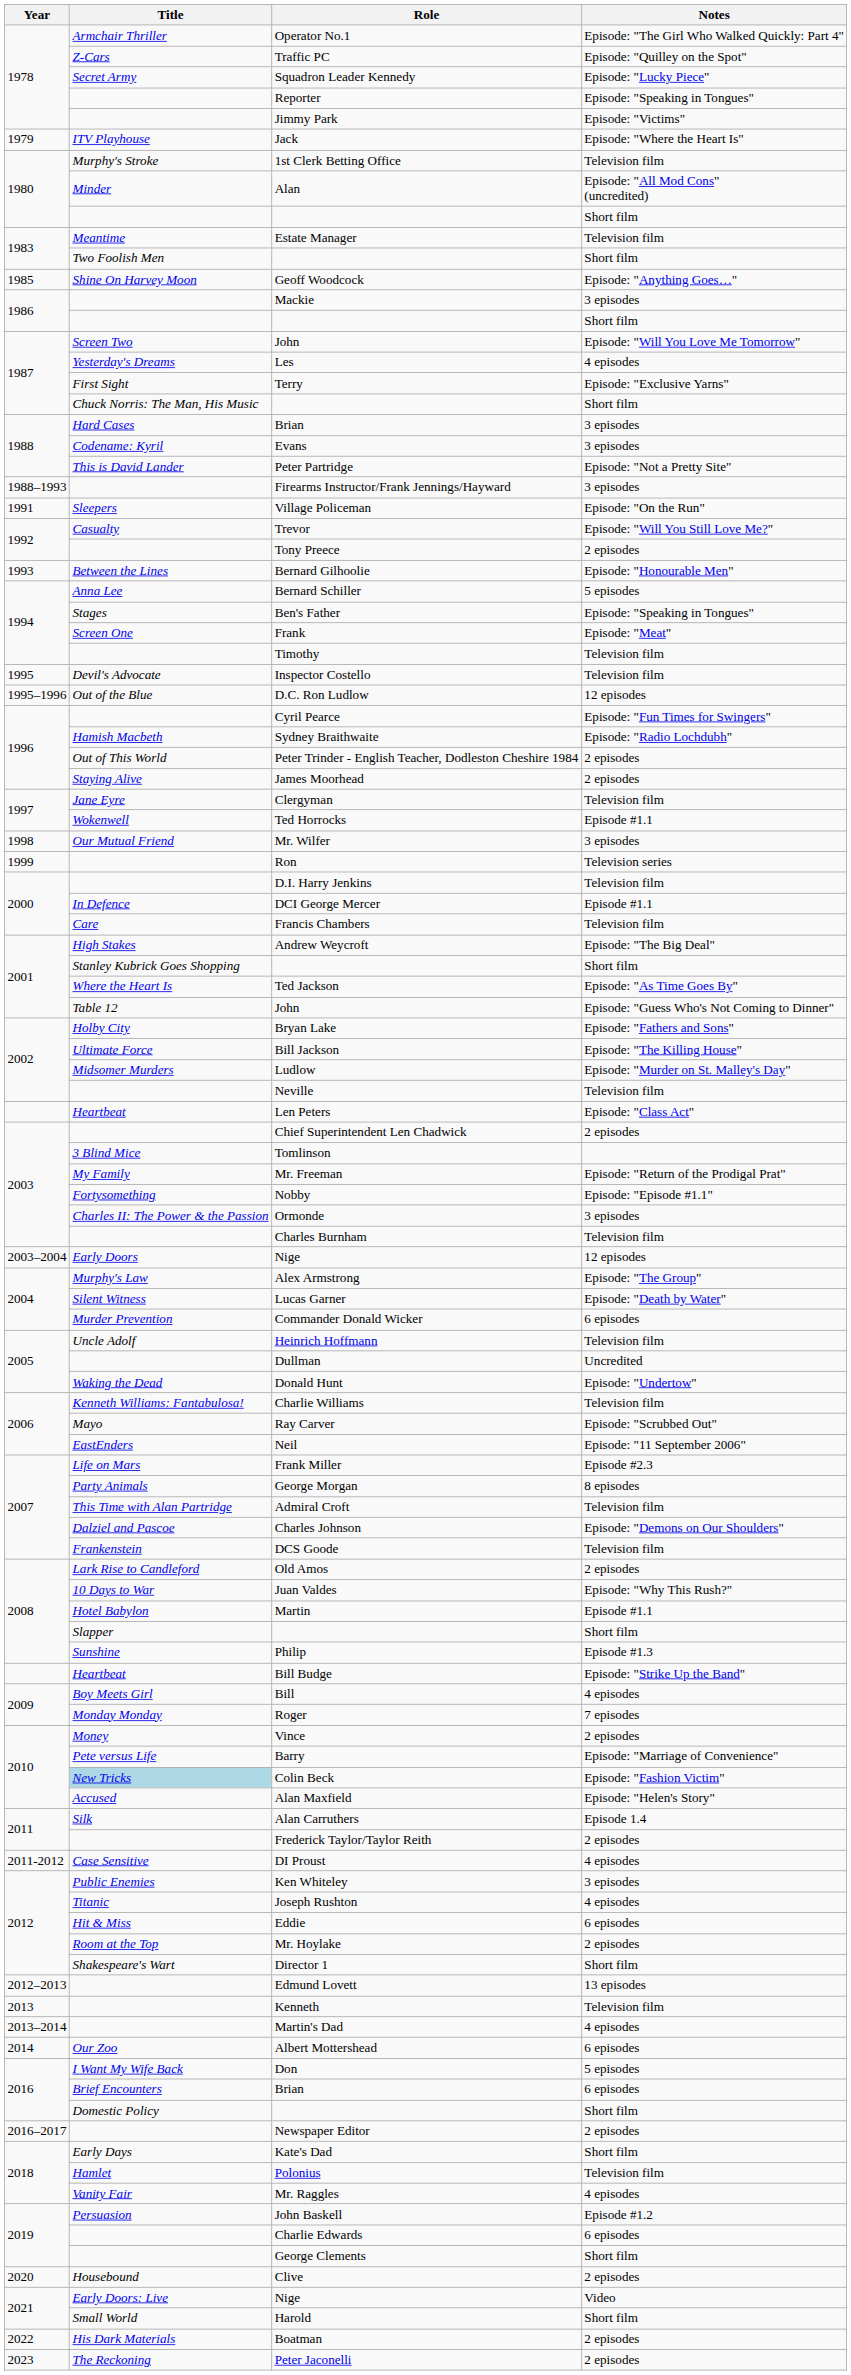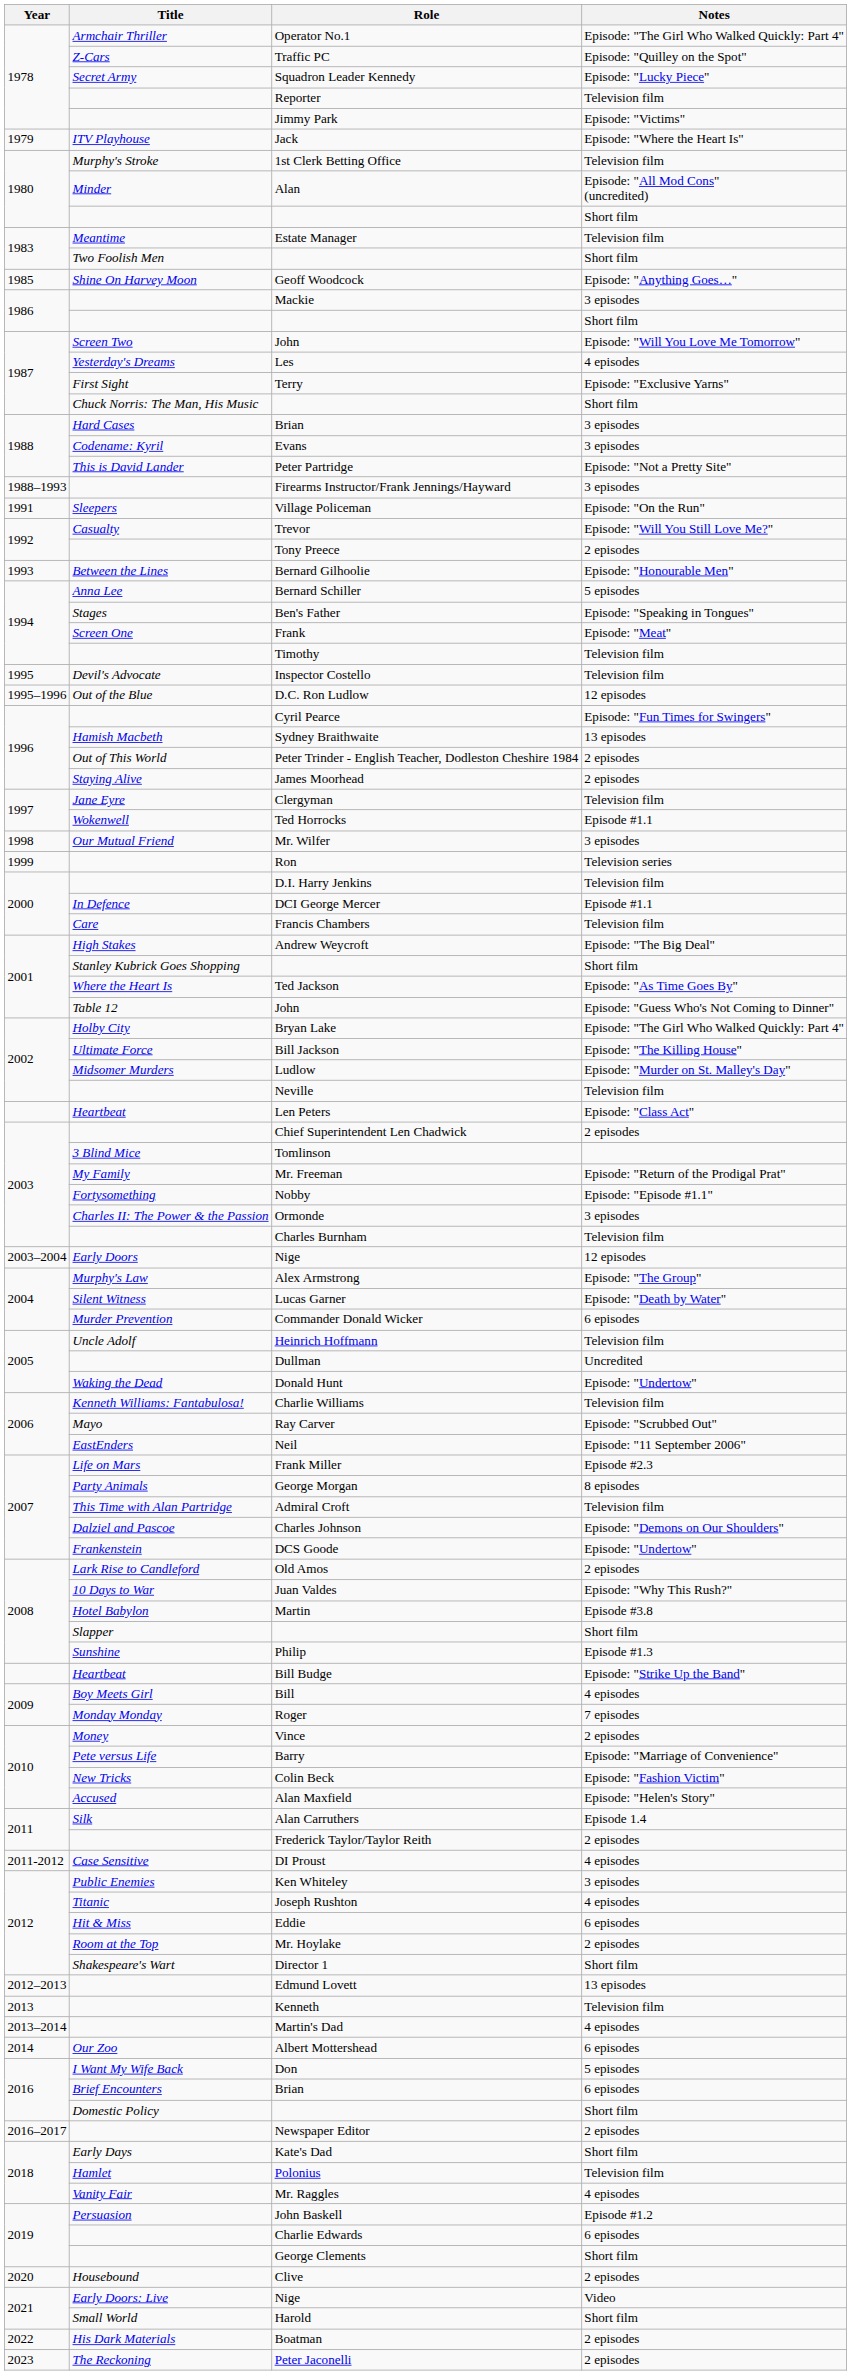(669, 98) Episode: "Speaking in Tongues" -> (624, 98) Television film
(658, 737) Episode: "Radio Lochdubh" -> (615, 737) 13 episodes
(659, 1028) Episode: "Fathers and Sons" -> (714, 1028) Episode: "The Girl Who Walked Quickly: Part 4"
(624, 1548) Television film -> (641, 1548) Episode: "Undertow"
(619, 1611) Episode #1.1 -> (619, 1611) Episode #3.8
(102, 1777) lightblue background -> (102, 1777) no background
